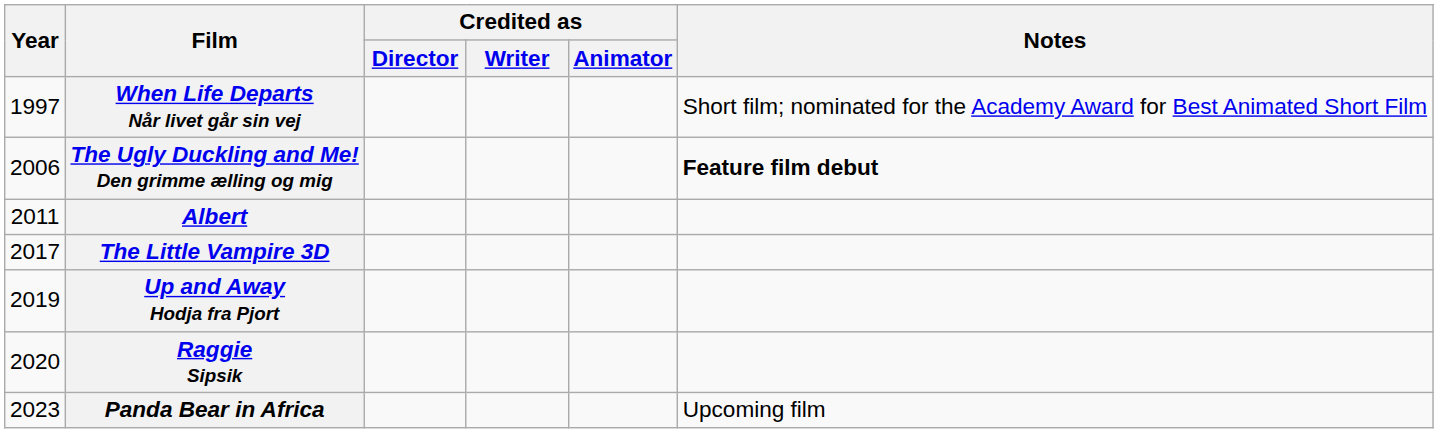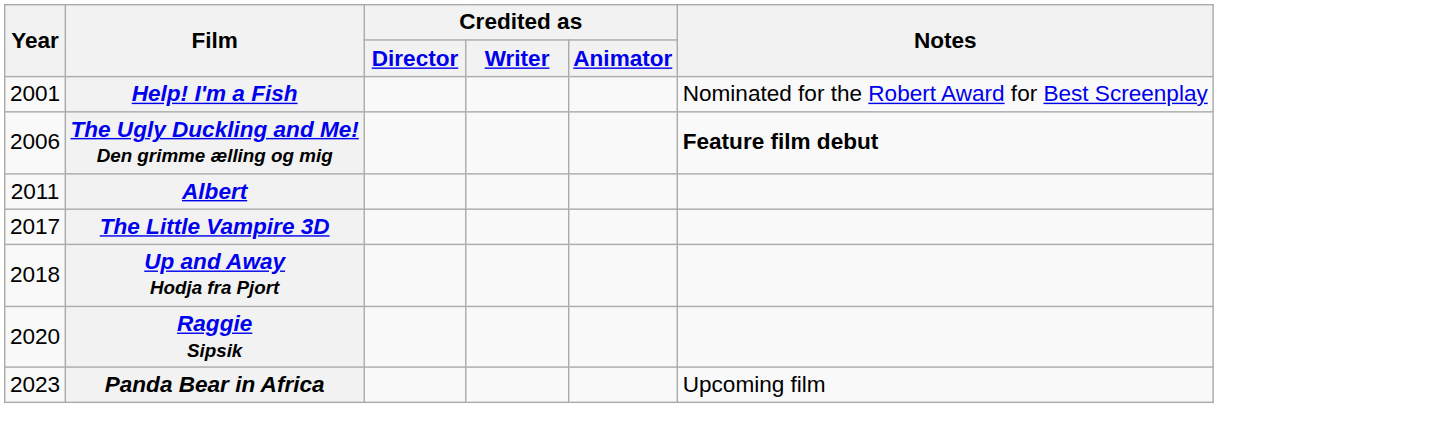- row: (215, 106)
+ row: (215, 93)
(35, 300) 2019 -> (35, 275) 2018
